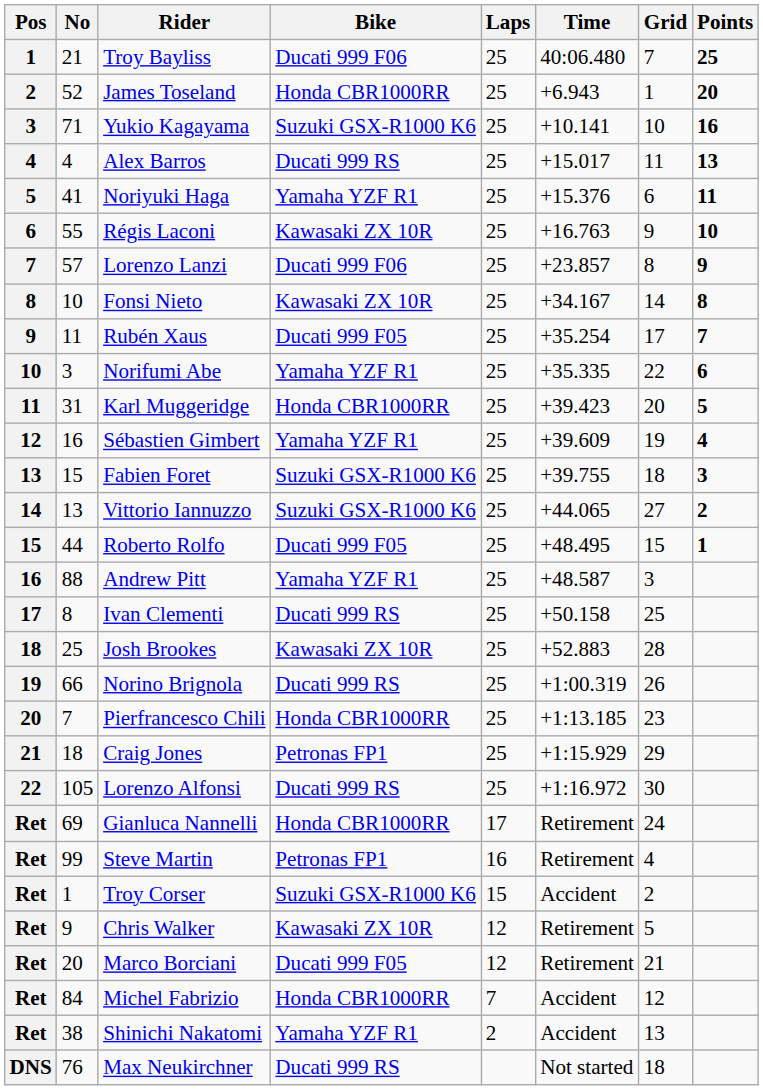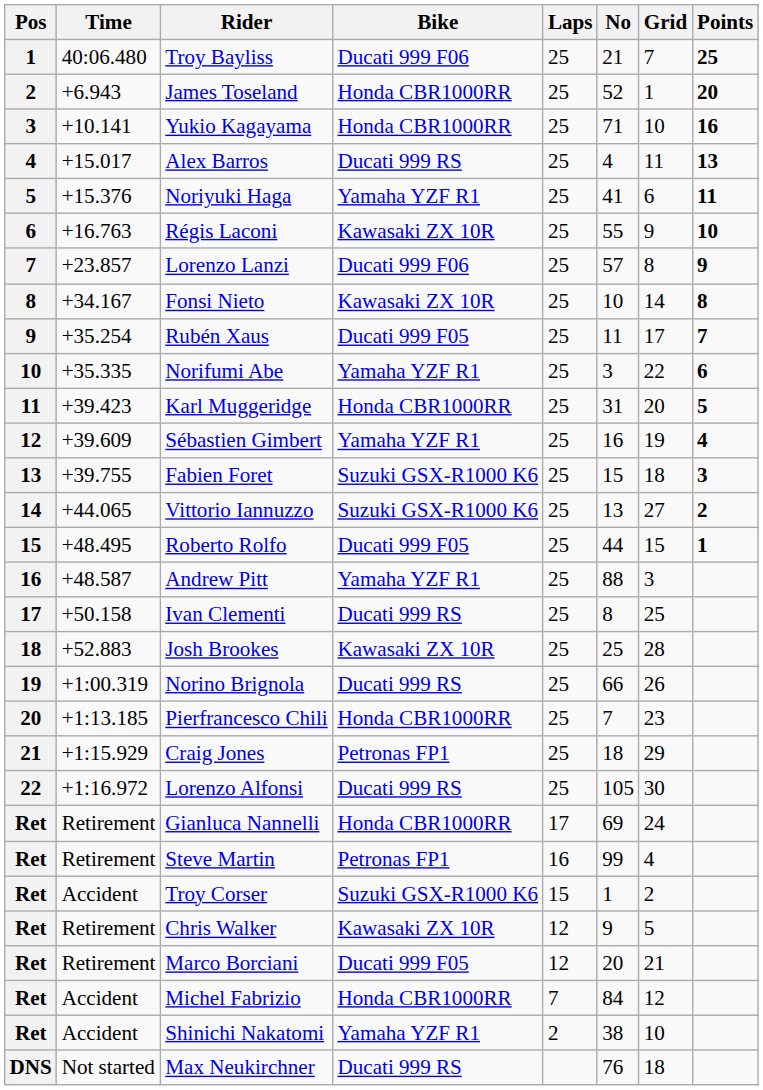columns swapped: (77, 22) <-> (587, 22)
(376, 126) Suzuki GSX-R1000 K6 -> (425, 126) Honda CBR1000RR
(654, 1032) 13 -> (654, 1032) 10
